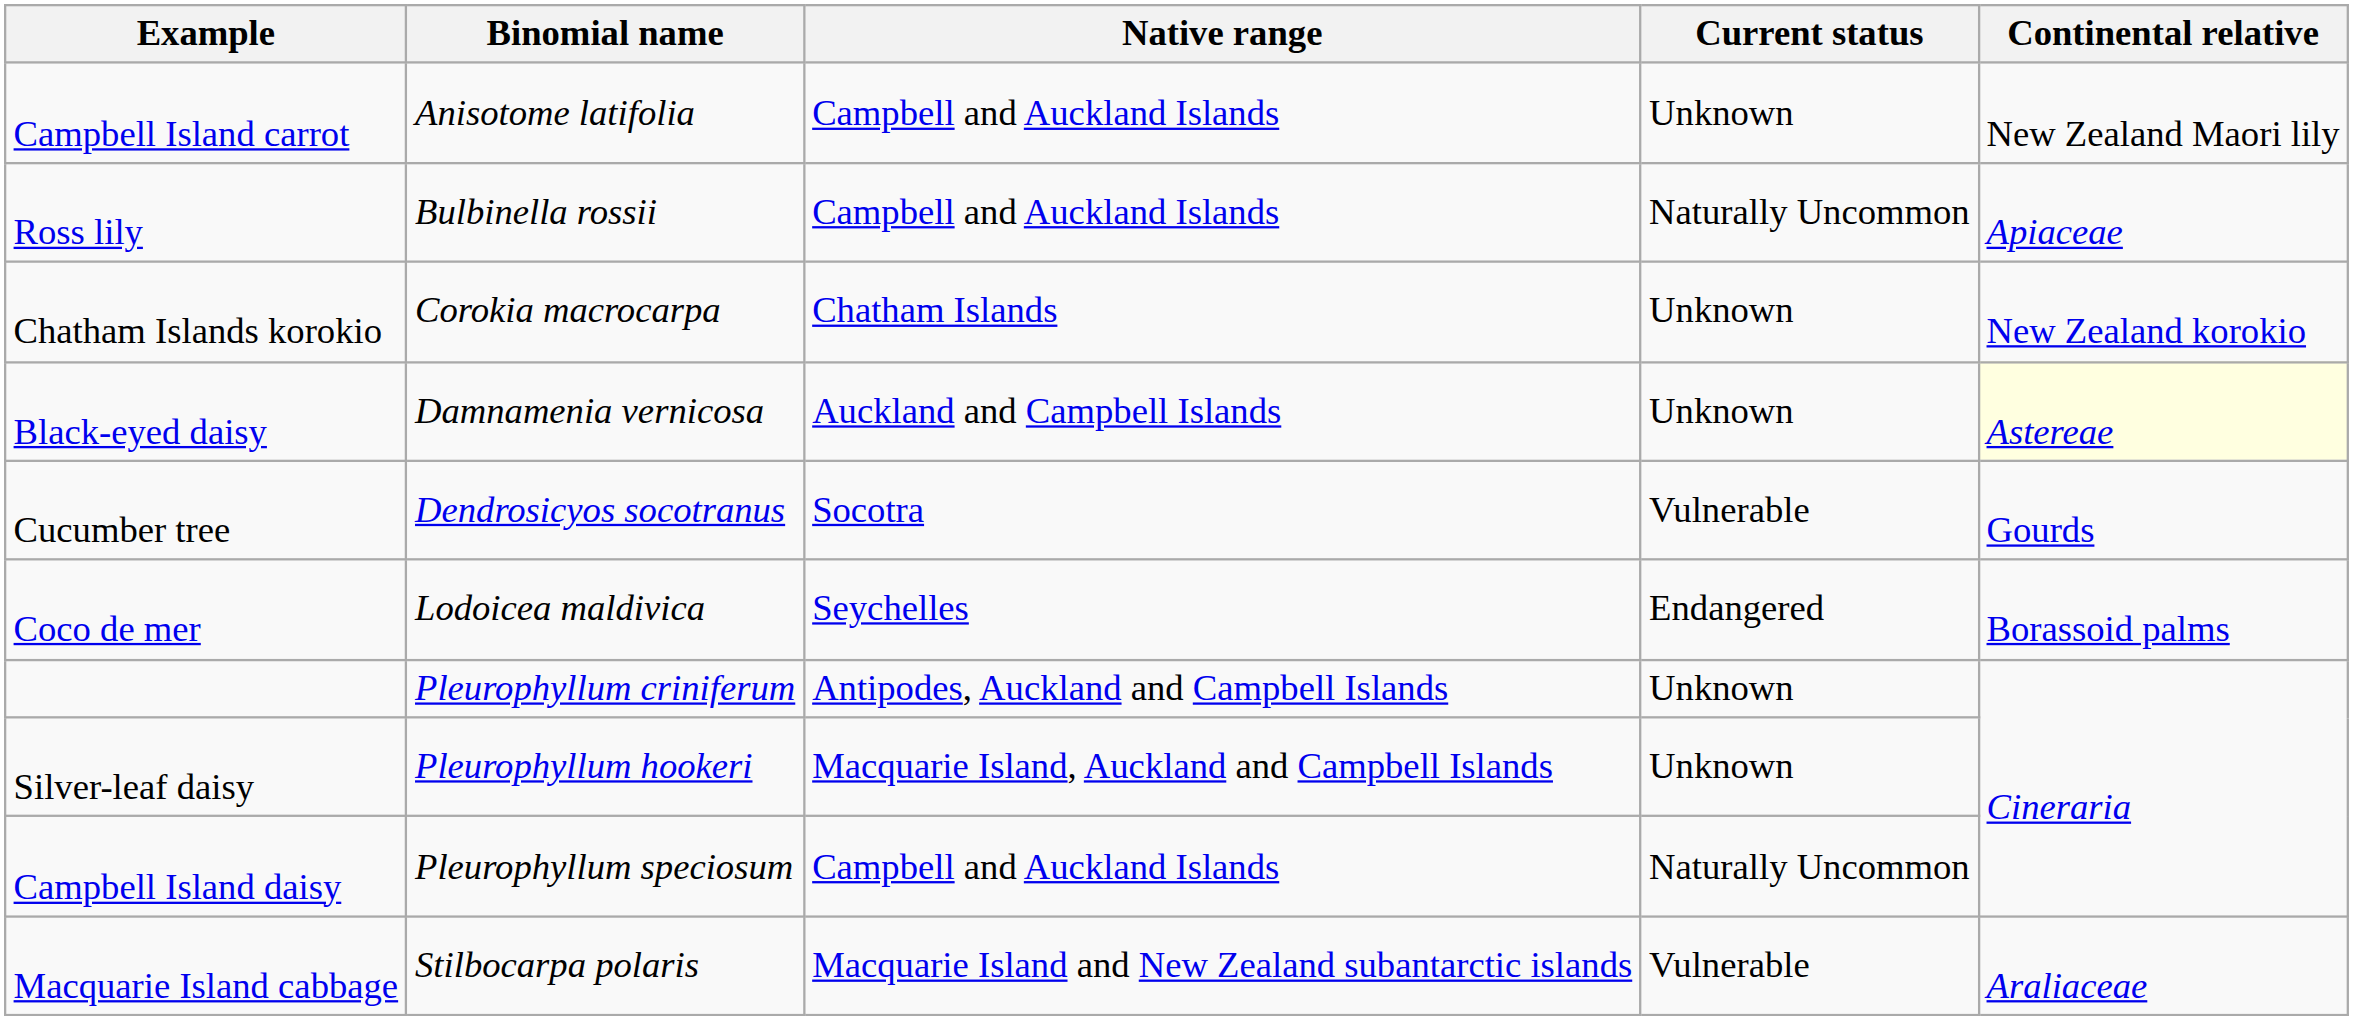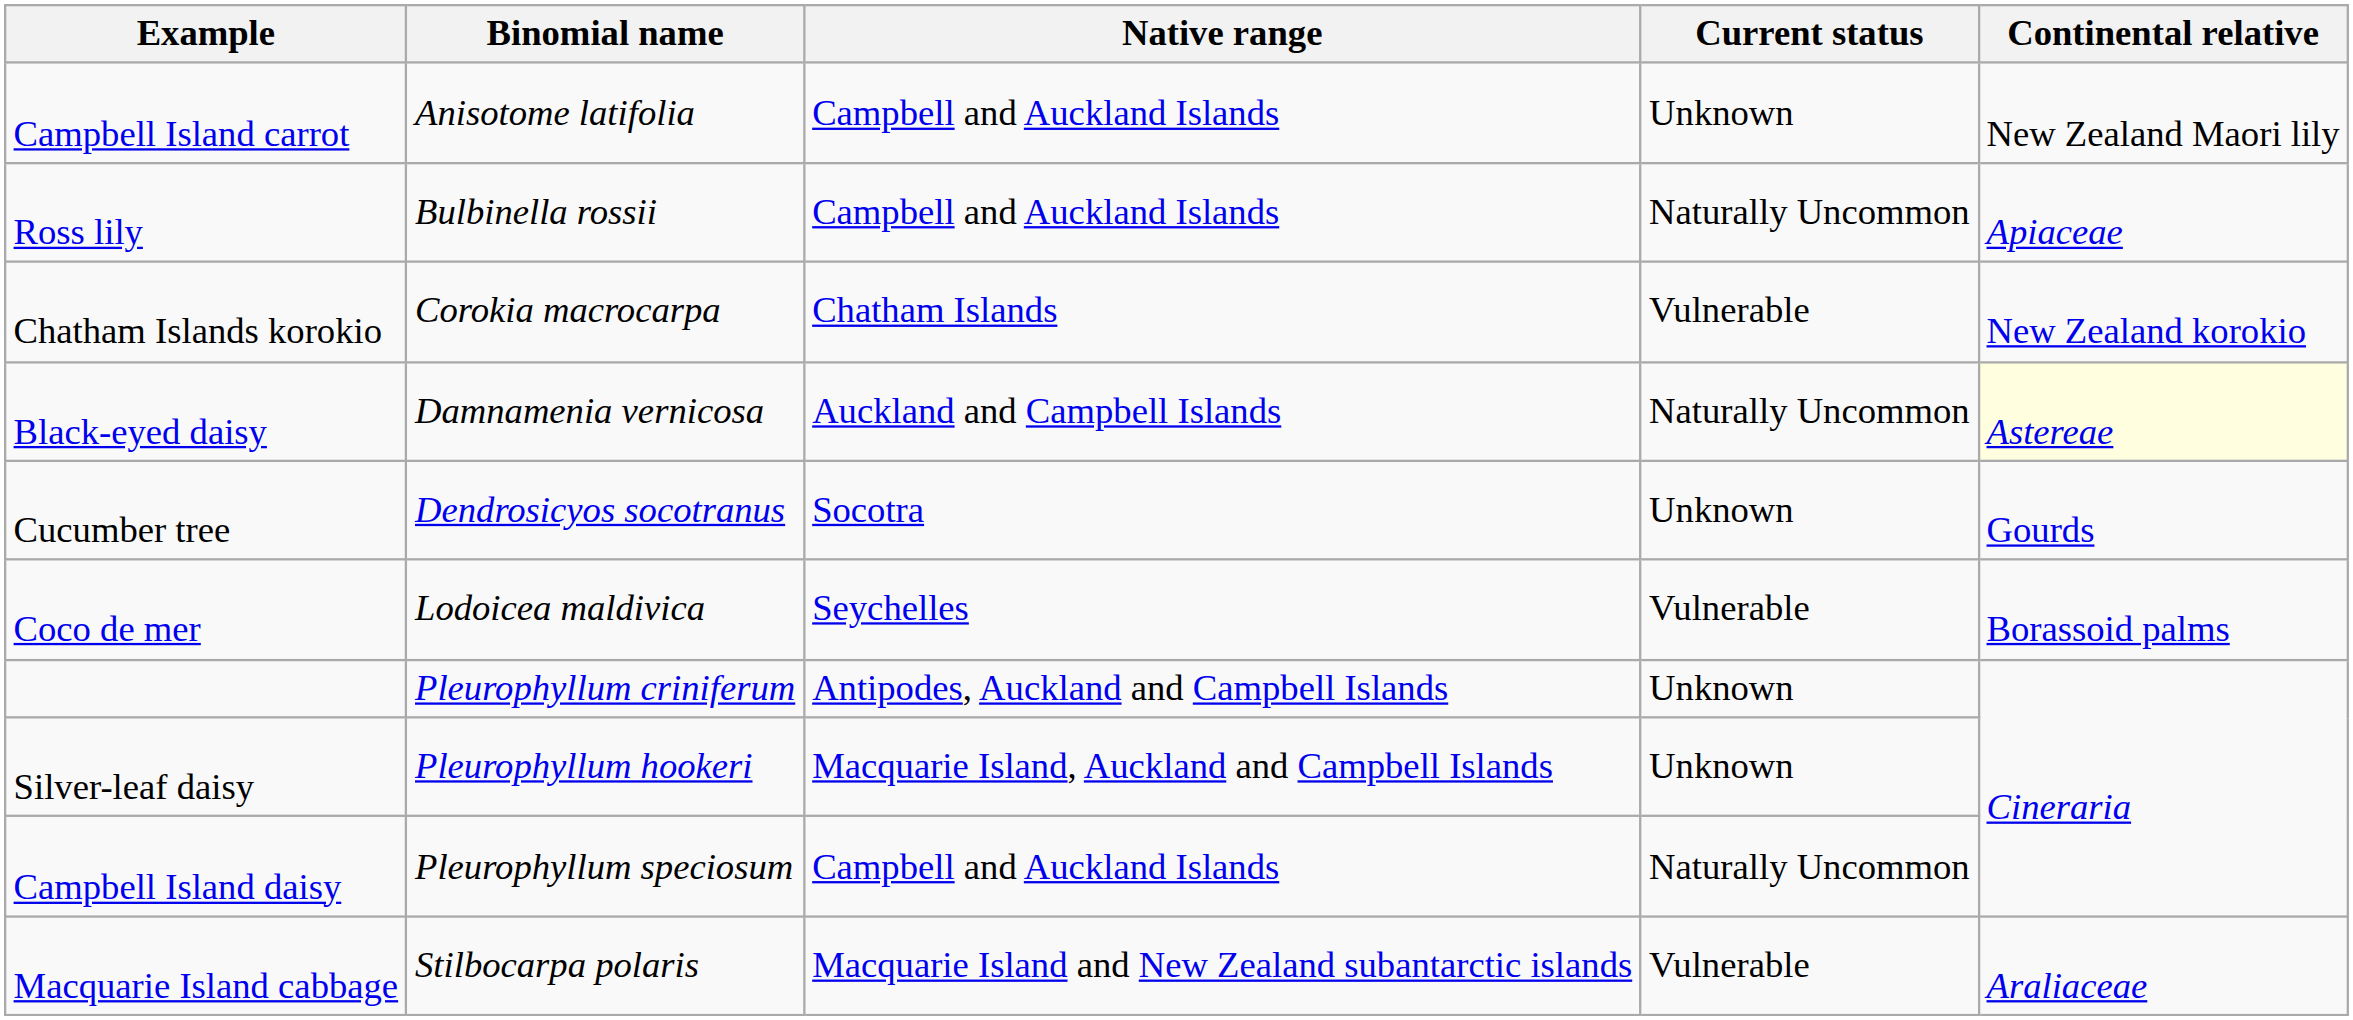(1721, 310) Unknown -> (1729, 310) Vulnerable
(1721, 410) Unknown -> (1809, 410) Naturally Uncommon
(1729, 509) Vulnerable -> (1721, 509) Unknown
(1737, 608) Endangered -> (1729, 608) Vulnerable
